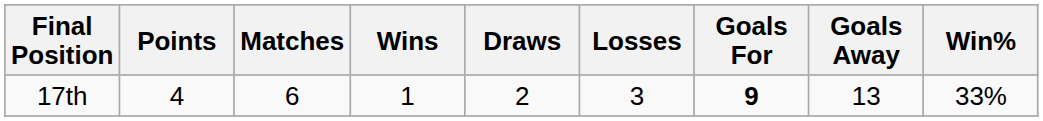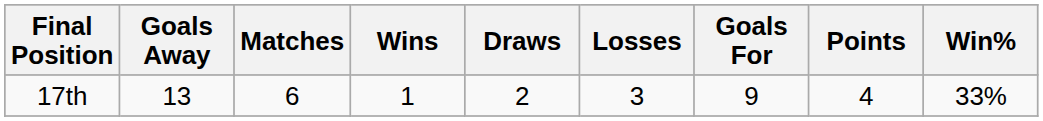columns swapped: (177, 40) <-> (866, 40)
(752, 96) bold -> (752, 96) normal
